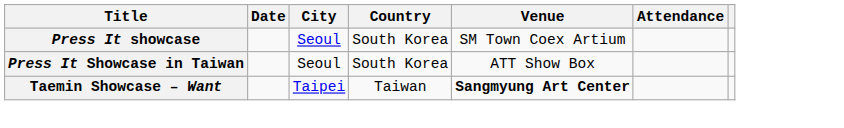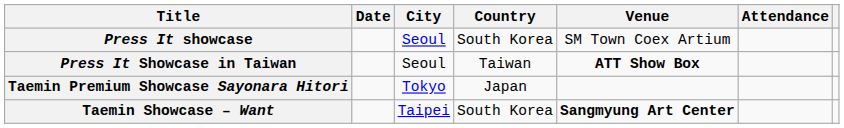(400, 64) South Korea -> (505, 64) Taiwan
(543, 64) normal -> (647, 64) bold
+ row: (178, 88)
(400, 88) Taiwan -> (505, 111) South Korea
